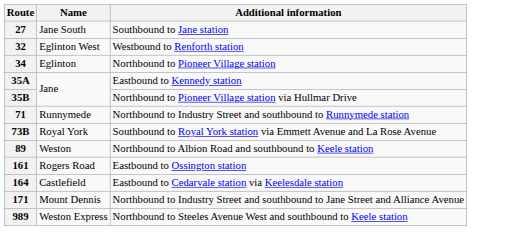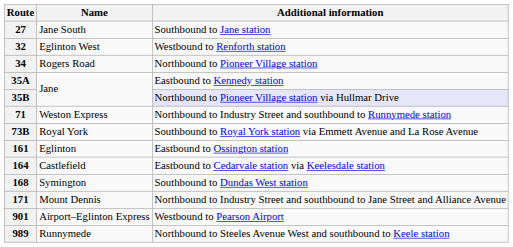(58, 64) Eglinton -> (67, 64) Rogers Road
(235, 98) no background -> (277, 98) lavender background
(65, 115) Runnymede -> (73, 115) Weston Express
- row: (20, 149)
(67, 166) Rogers Road -> (58, 149) Eglinton
+ row: (20, 183)
+ row: (20, 217)
(73, 217) Weston Express -> (65, 234) Runnymede
